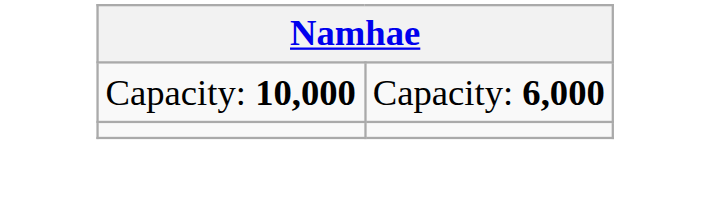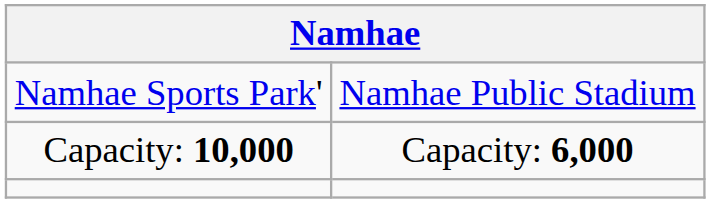+ row: (169, 91)
